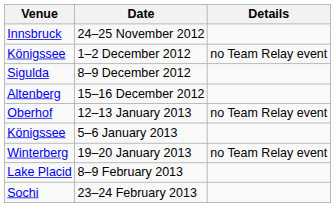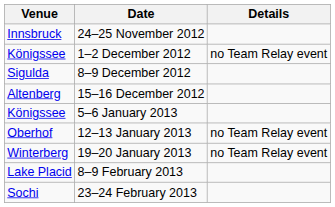rows swapped: (128, 133) <-> (134, 113)
